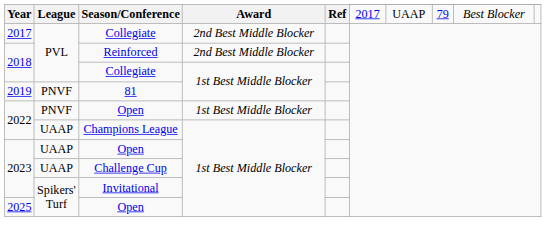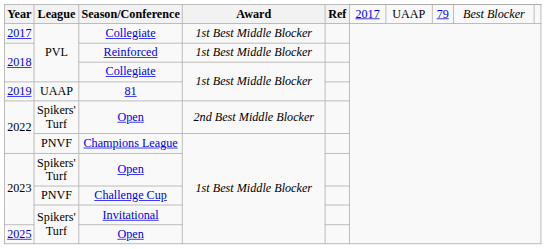(254, 33) 2nd Best Middle Blocker -> (254, 33) 1st Best Middle Blocker
(254, 52) 2nd Best Middle Blocker -> (254, 52) 1st Best Middle Blocker
(56, 91) PNVF -> (56, 91) UAAP
(56, 110) PNVF -> (56, 117) Spikers' Turf
(254, 110) 1st Best Middle Blocker -> (254, 117) 2nd Best Middle Blocker
(56, 129) UAAP -> (56, 143) PNVF
(56, 149) UAAP -> (56, 169) Spikers' Turf
(56, 168) UAAP -> (56, 195) PNVF
